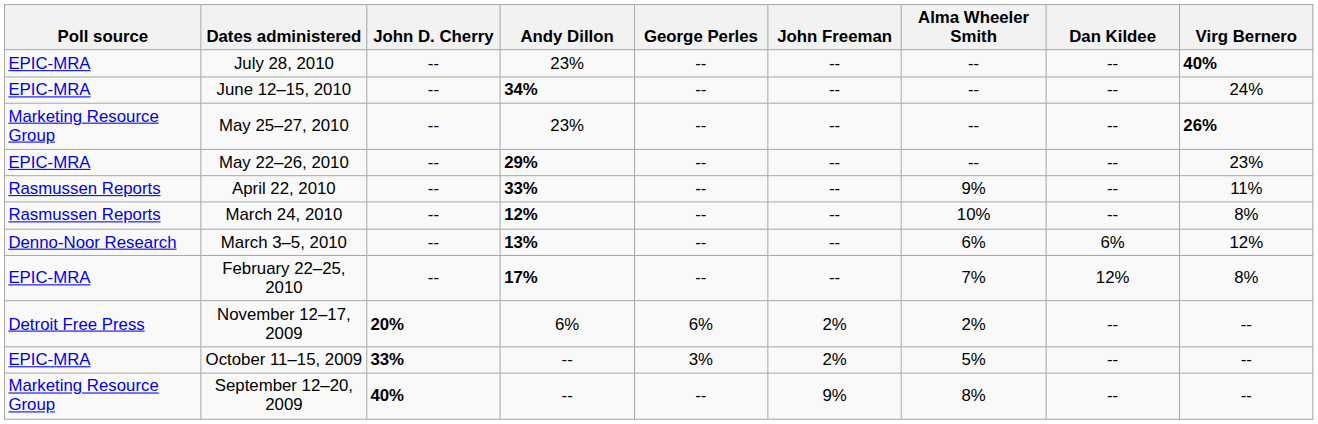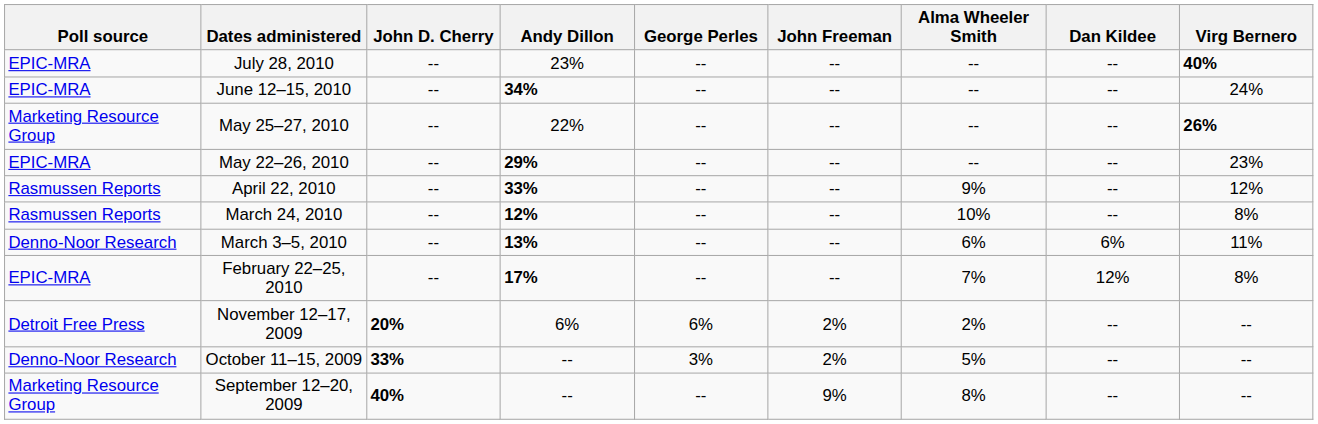(567, 126) 23% -> (567, 126) 22%
(1246, 188) 11% -> (1246, 188) 12%
(1246, 242) 12% -> (1246, 242) 11%
(49, 359) EPIC-MRA -> (92, 359) Denno-Noor Research
